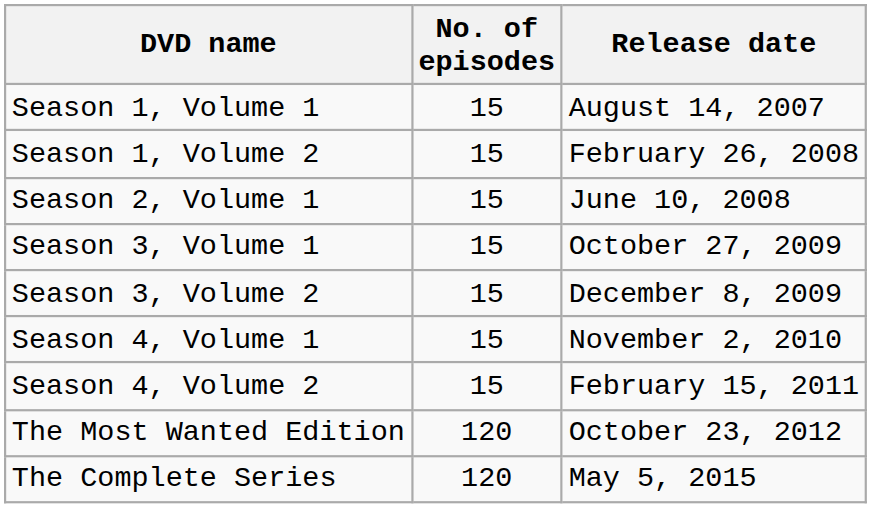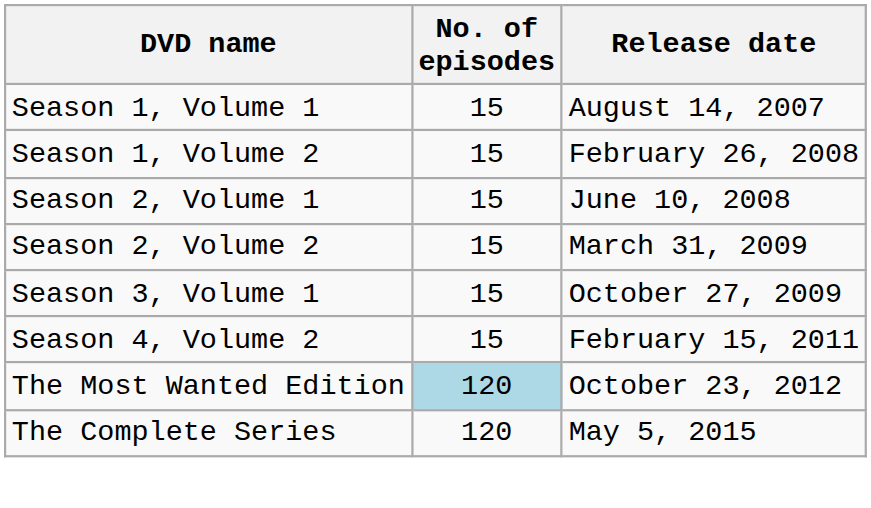+ row: (166, 247)
- row: (166, 293)
- row: (166, 340)
(487, 432) no background -> (487, 386) lightblue background
